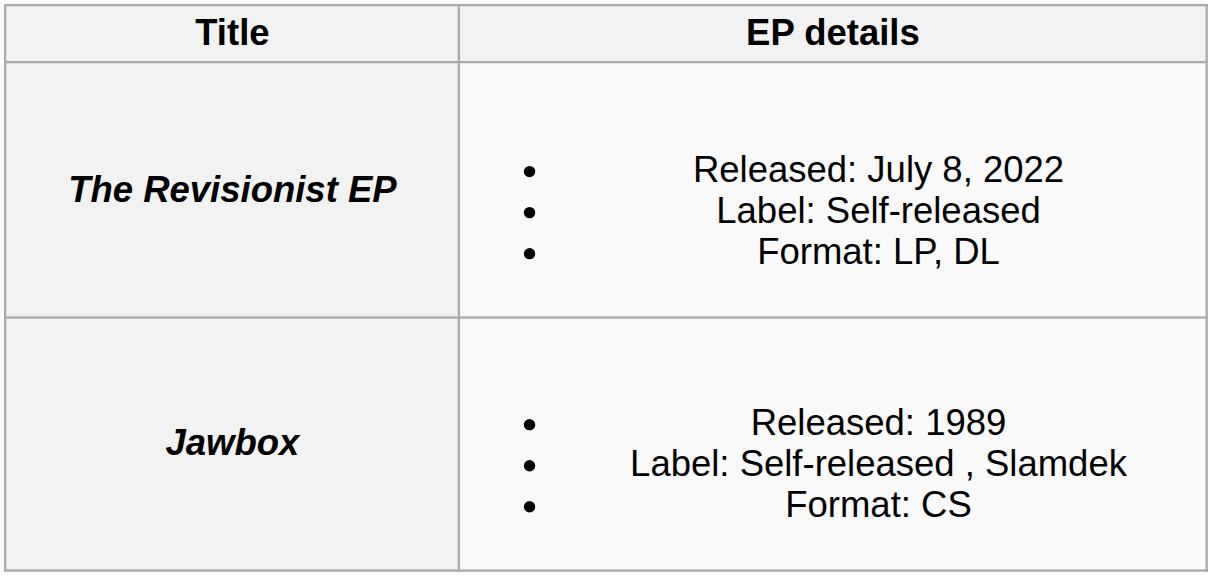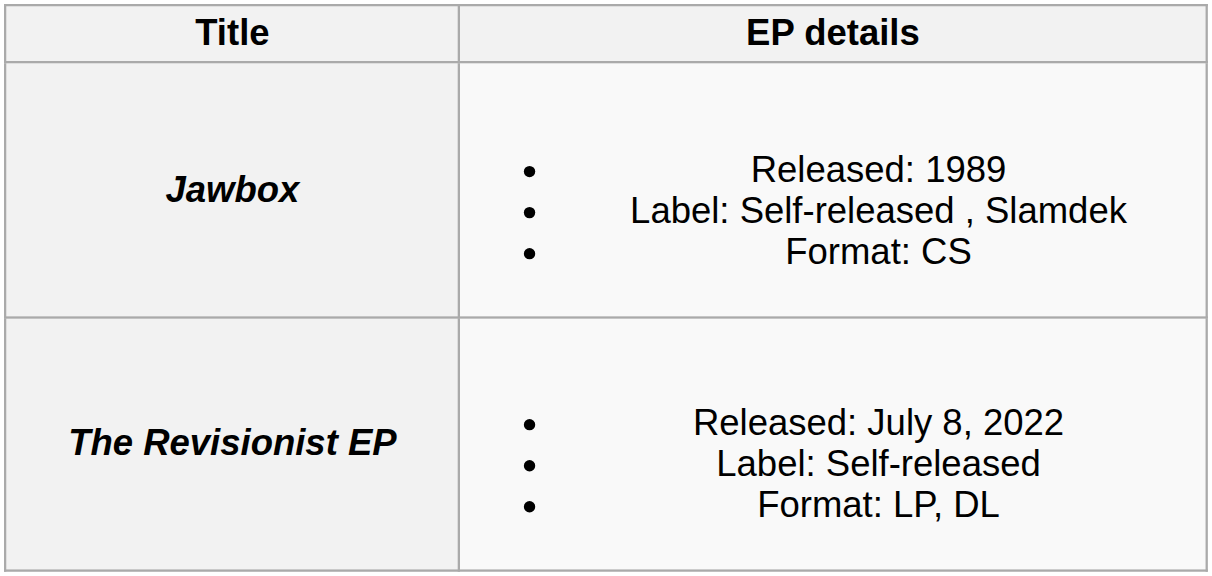rows swapped: (232, 443) <-> (232, 189)
